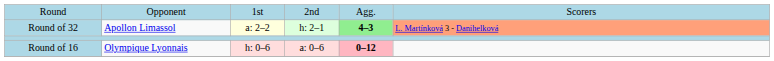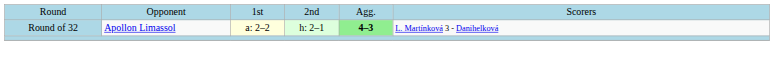(447, 28) lightsalmon background -> (447, 28) no background
- row: (53, 48)
